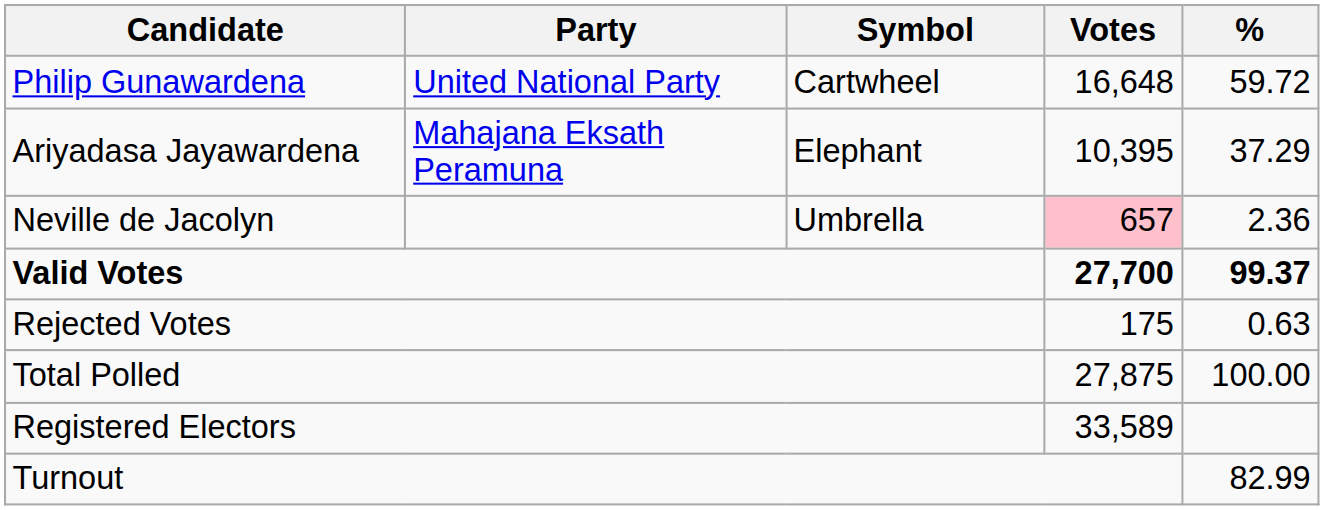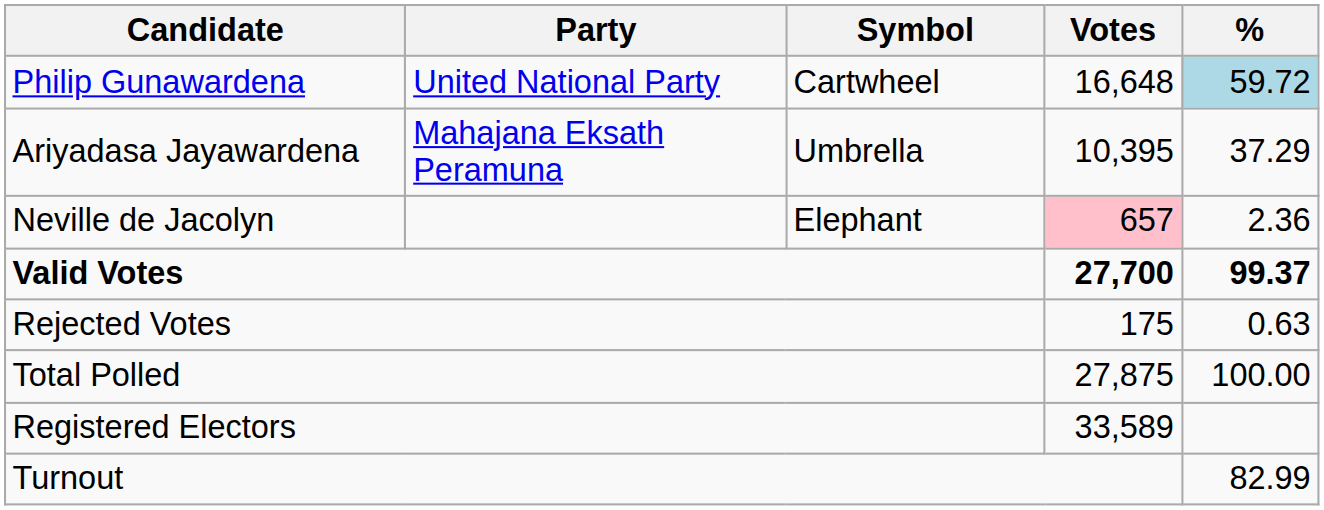(1270, 81) no background -> (1270, 81) lightblue background
(858, 151) Elephant -> (859, 151) Umbrella
(859, 221) Umbrella -> (858, 221) Elephant
